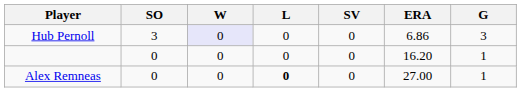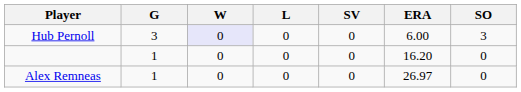columns swapped: (483, 14) <-> (154, 14)
(418, 35) 6.86 -> (418, 35) 6.00
(286, 76) bold -> (286, 76) normal
(418, 76) 27.00 -> (418, 76) 26.97
